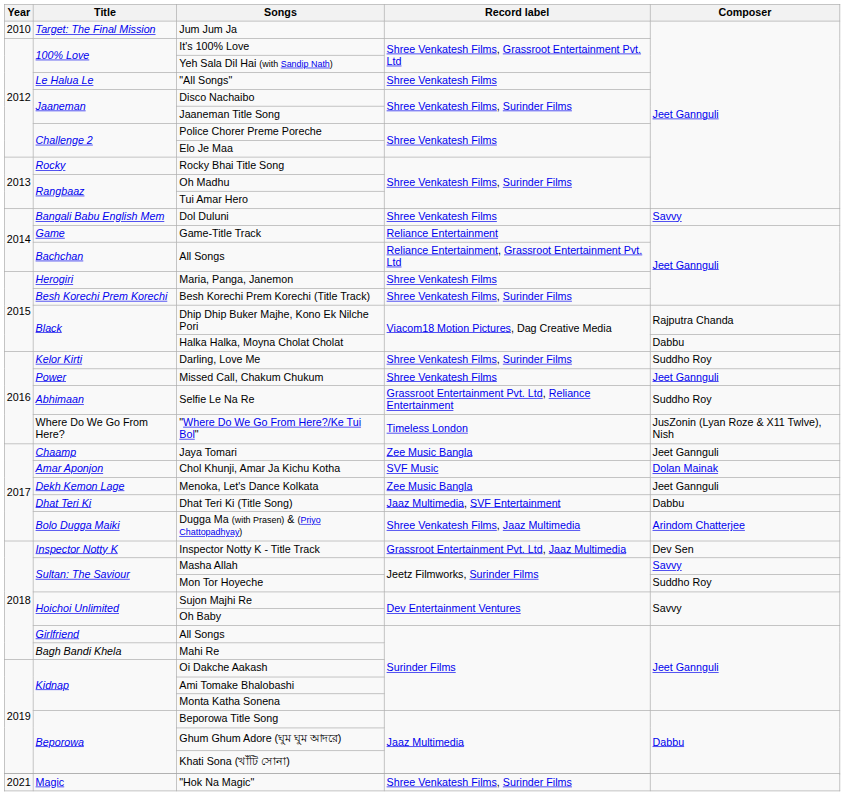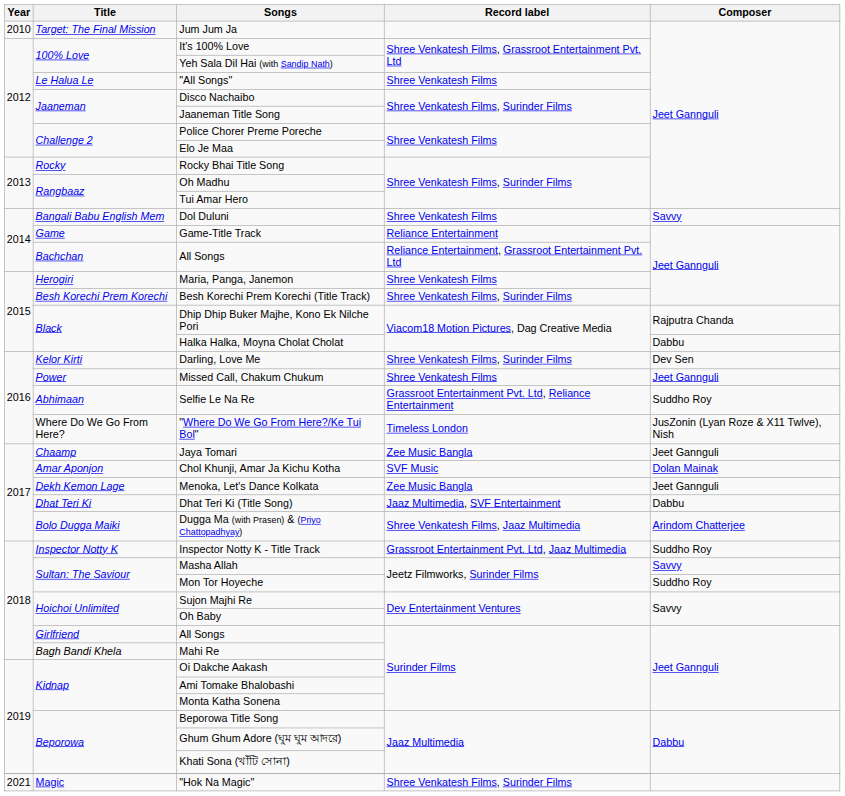(682, 360) Suddho Roy -> (673, 360) Dev Sen
(673, 549) Dev Sen -> (682, 549) Suddho Roy
